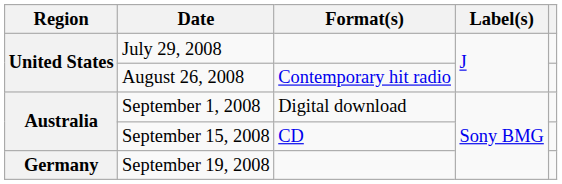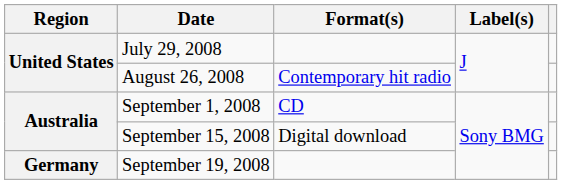(342, 106) Digital download -> (291, 106) CD
(291, 135) CD -> (342, 135) Digital download
